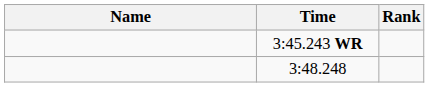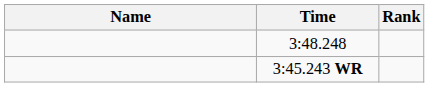rows swapped: (318, 43) <-> (318, 69)
